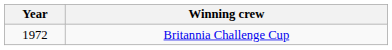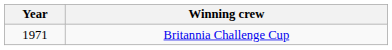(35, 34) 1972 -> (35, 34) 1971
